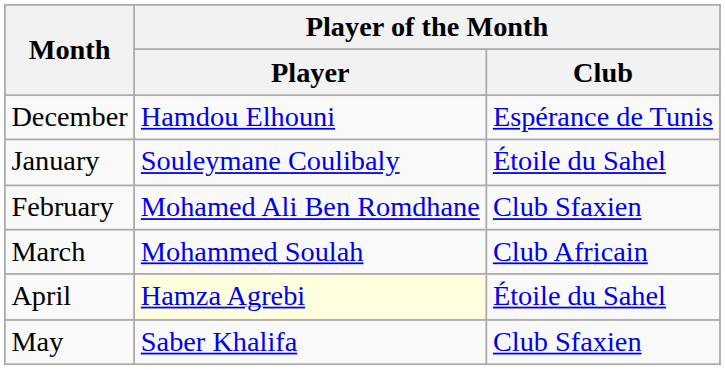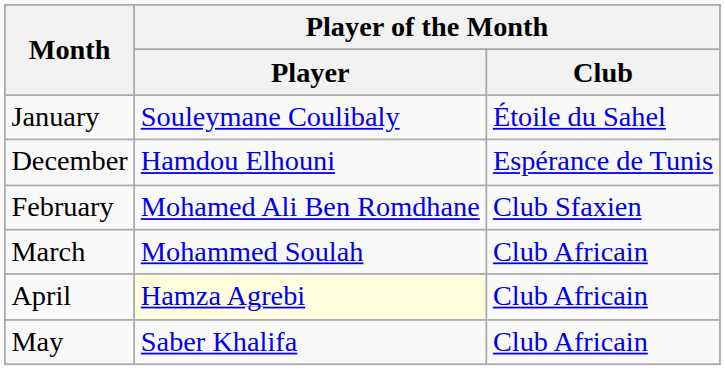rows swapped: (70, 116) <-> (55, 161)
(579, 296) Étoile du Sahel -> (570, 296) Club Africain
(567, 341) Club Sfaxien -> (570, 341) Club Africain
